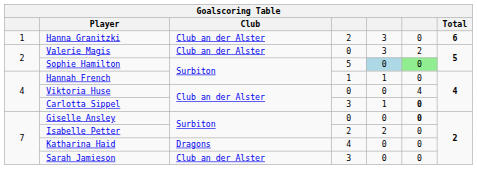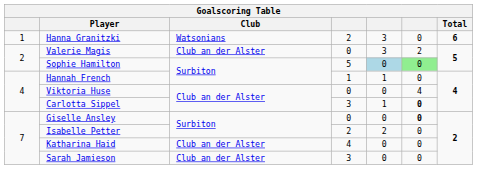(221, 38) Club an der Alster -> (201, 38) Watsonians
(193, 144) Dragons -> (221, 144) Club an der Alster
